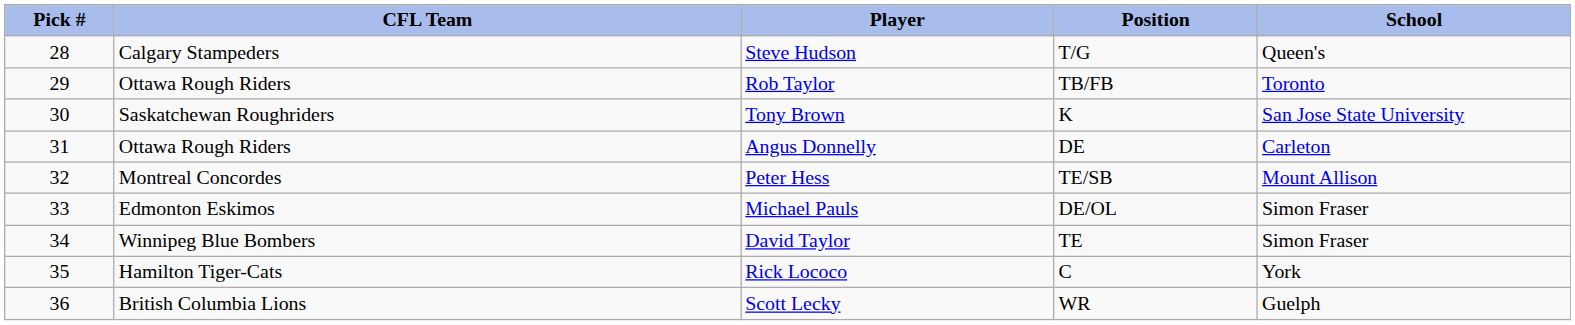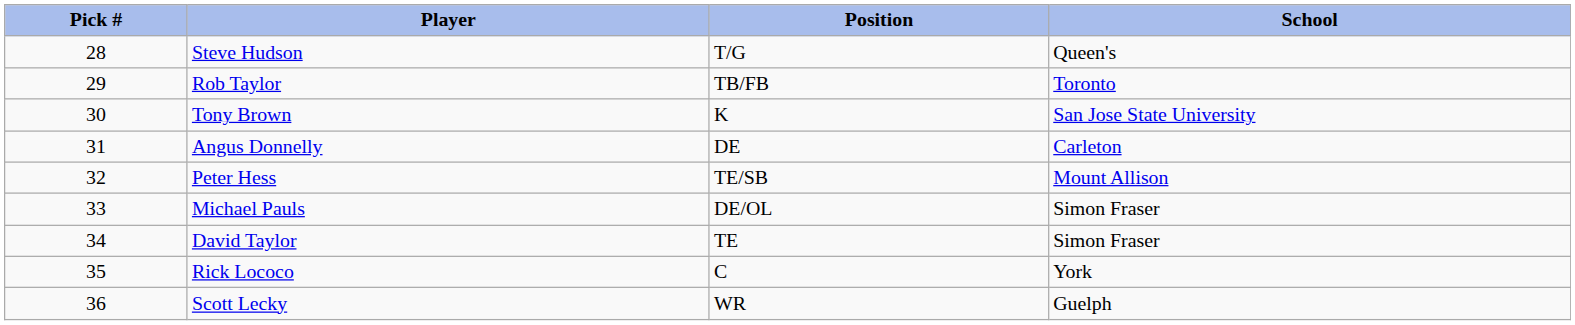- column: (427, 20)
